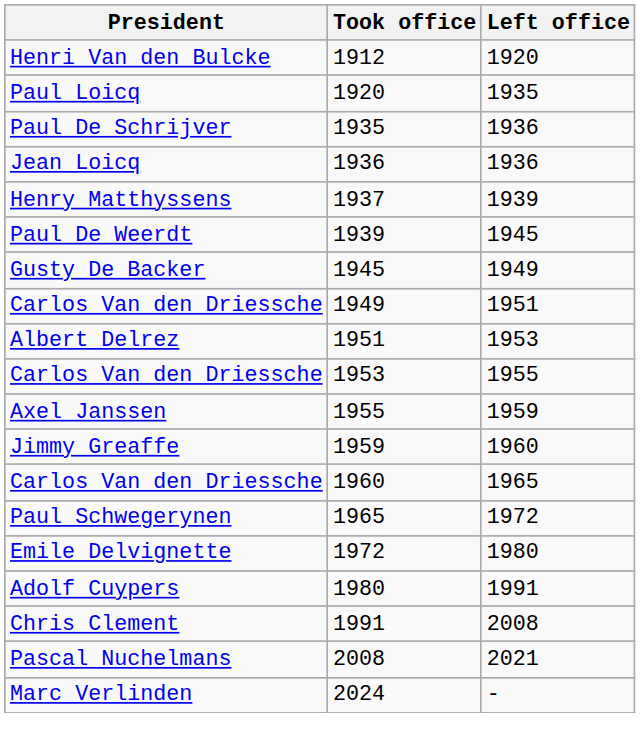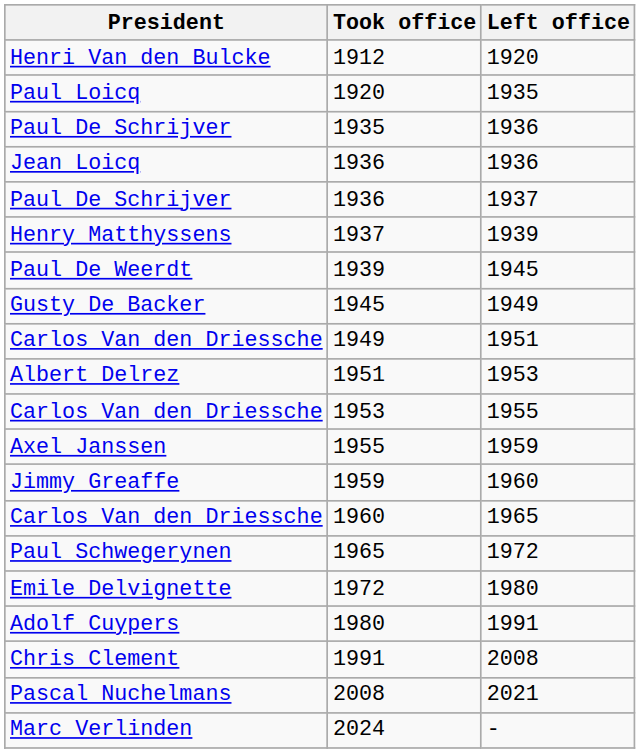+ row: (359, 199)
